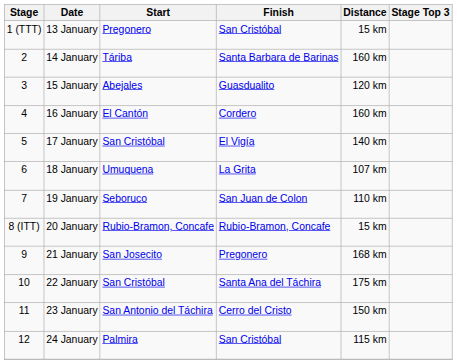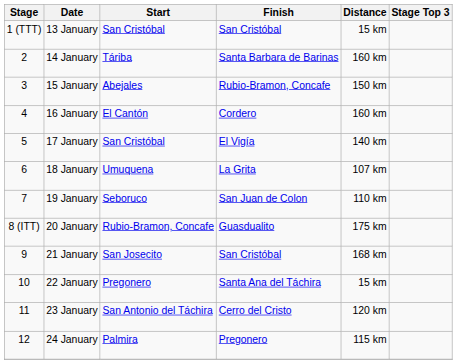(127, 29) Pregonero -> (134, 29) San Cristóbal
(247, 85) Guasdualito -> (275, 85) Rubio-Bramon, Concafe
(370, 85) 120 km -> (370, 85) 150 km
(275, 226) Rubio-Bramon, Concafe -> (247, 226) Guasdualito
(372, 226) 15 km -> (370, 226) 175 km
(243, 254) Pregonero -> (250, 254) San Cristóbal
(134, 282) San Cristóbal -> (127, 282) Pregonero
(370, 282) 175 km -> (372, 282) 15 km
(370, 311) 150 km -> (370, 311) 120 km
(250, 339) San Cristóbal -> (243, 339) Pregonero
